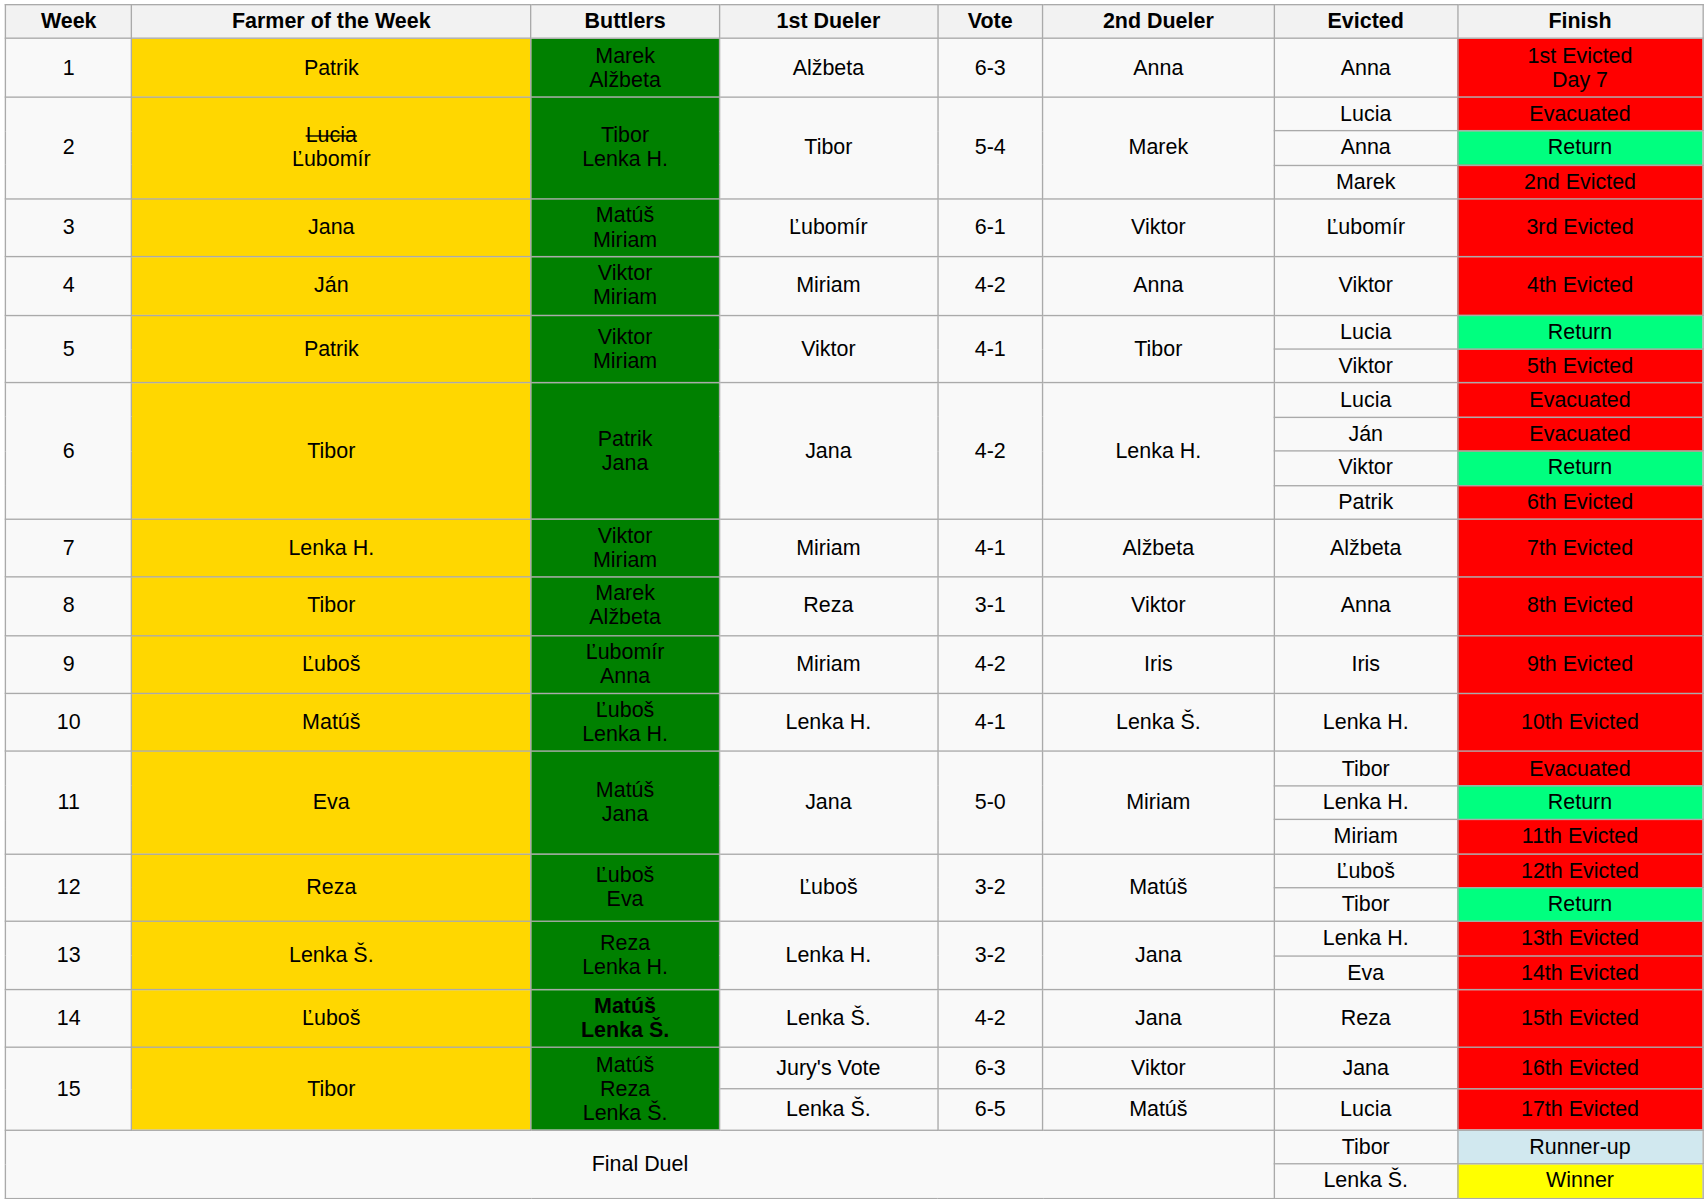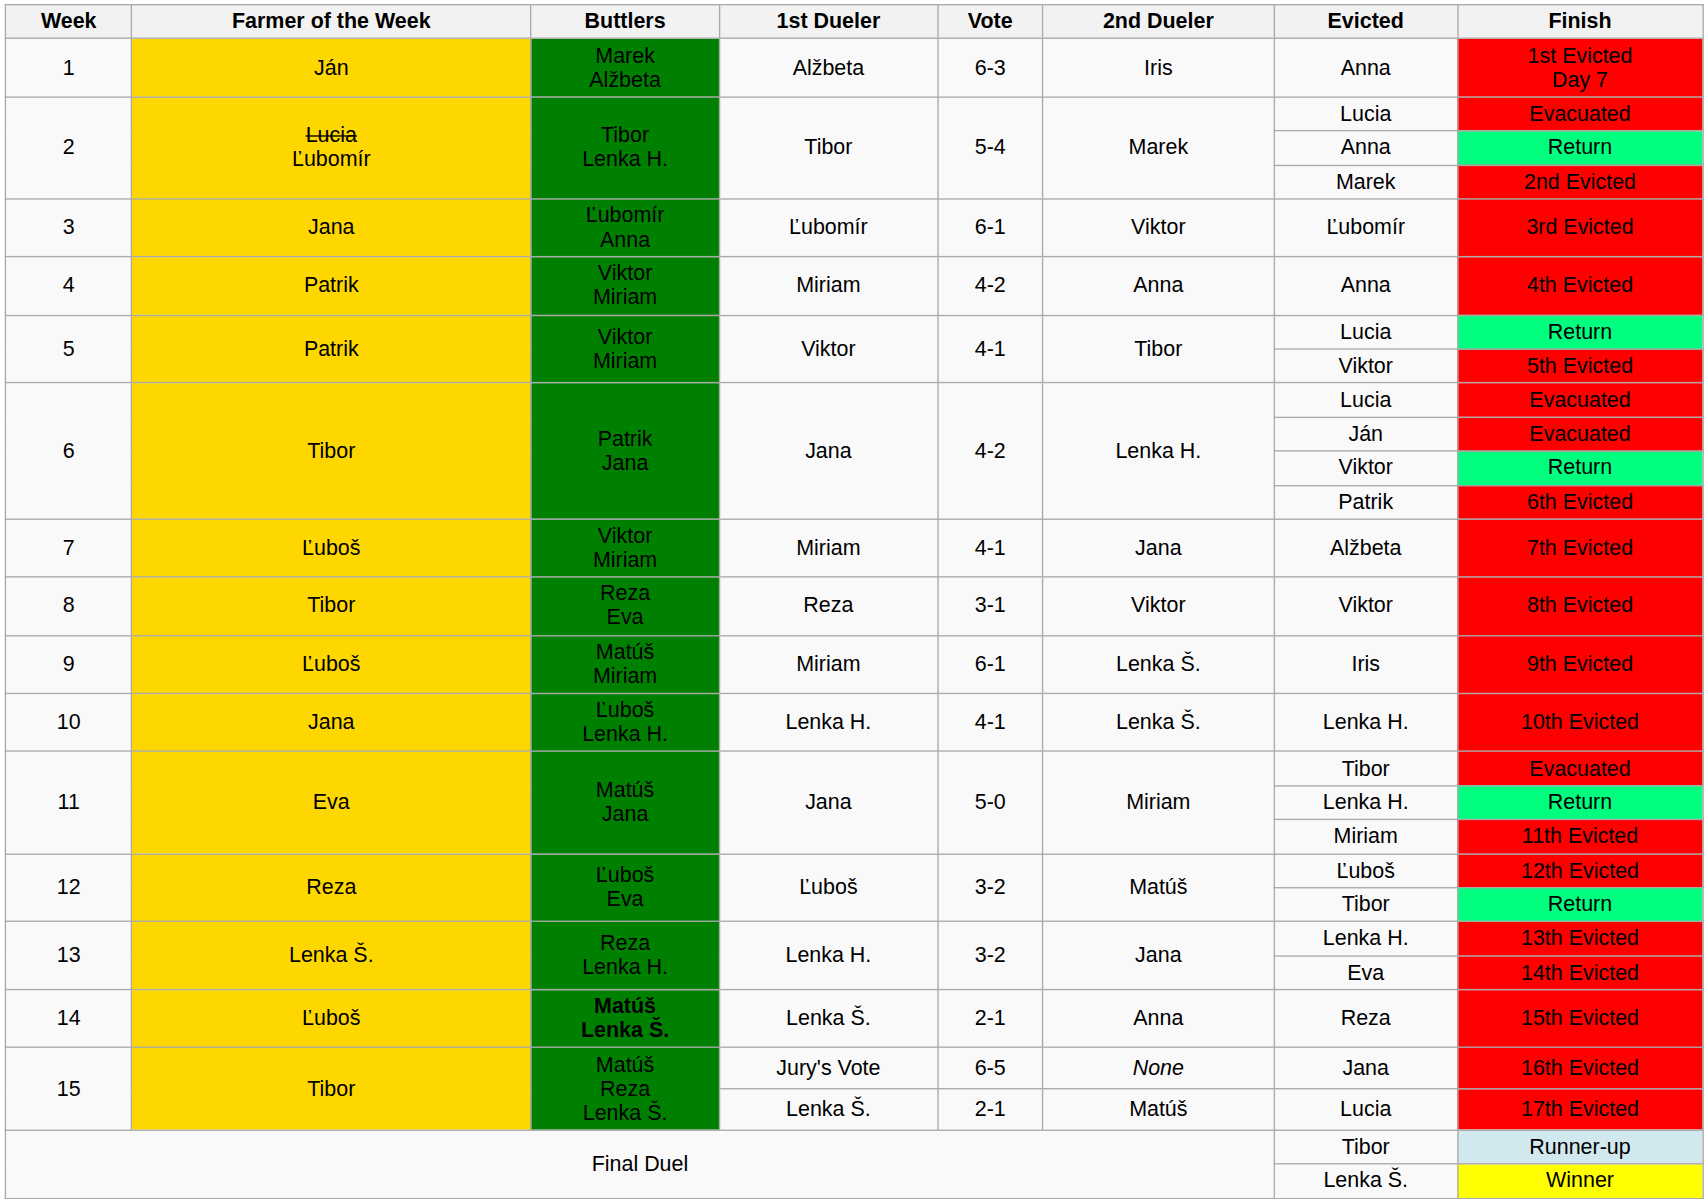(331, 67) Patrik -> (331, 67) Ján
(1158, 67) Anna -> (1158, 67) Iris
(625, 227) Matúš Miriam -> (625, 227) Ľubomír Anna
(331, 285) Ján -> (331, 285) Patrik
(1366, 285) Viktor -> (1366, 285) Anna
(331, 547) Lenka H. -> (331, 547) Ľuboš
(1158, 547) Alžbeta -> (1158, 547) Jana
(625, 606) Marek Alžbeta -> (625, 606) Reza Eva
(1366, 606) Anna -> (1366, 606) Viktor
(625, 664) Ľubomír Anna -> (625, 664) Matúš Miriam
(990, 664) 4-2 -> (990, 664) 6-1
(1158, 664) Iris -> (1158, 664) Lenka Š.
(331, 722) Matúš -> (331, 722) Jana
(990, 1018) 4-2 -> (990, 1018) 2-1
(1158, 1018) Jana -> (1158, 1018) Anna
(990, 1068) 6-3 -> (990, 1068) 6-5
(1158, 1068) Viktor -> (1158, 1068) None
(990, 1109) 6-5 -> (990, 1109) 2-1
